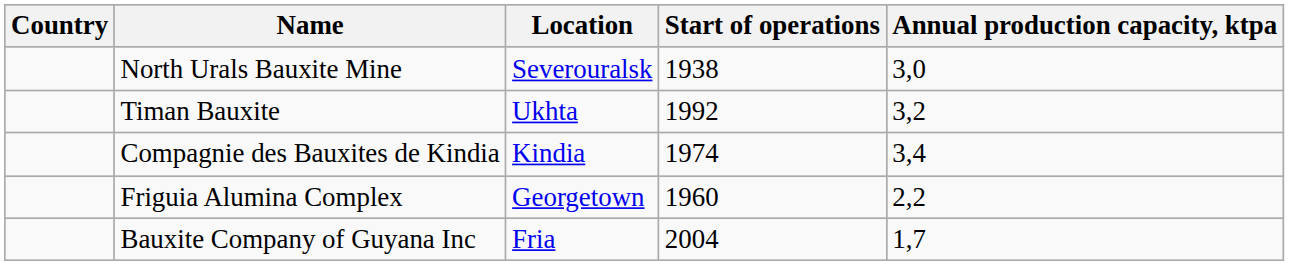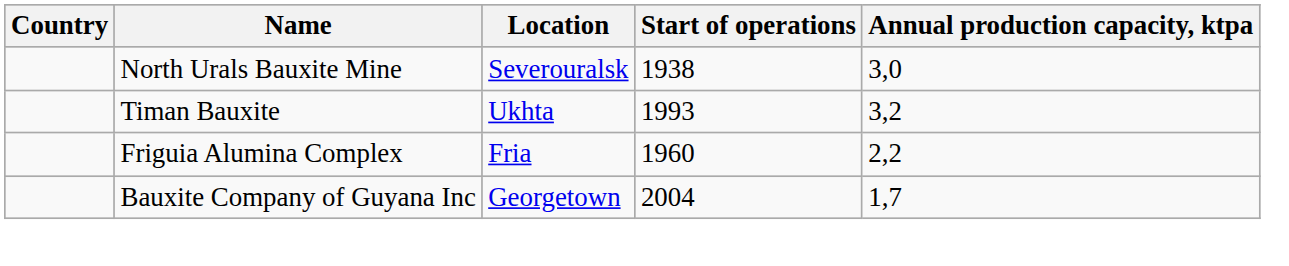(692, 111) 1992 -> (668, 111) 1993
- row: (310, 153)
(578, 196) Georgetown -> (510, 153) Fria
(534, 238) Fria -> (554, 196) Georgetown
